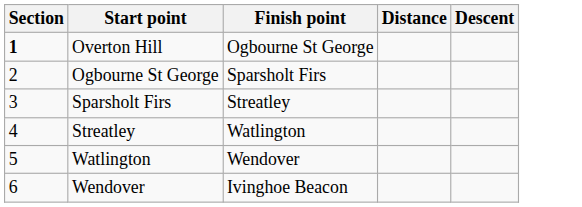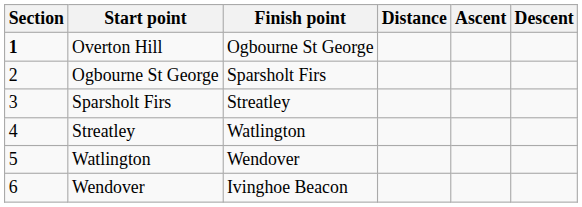+ column: (481, 18)
